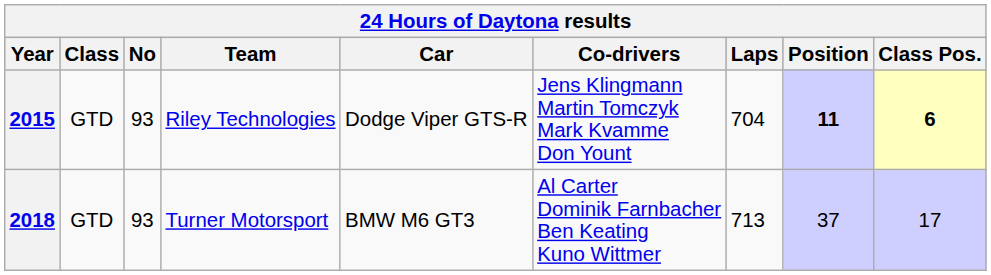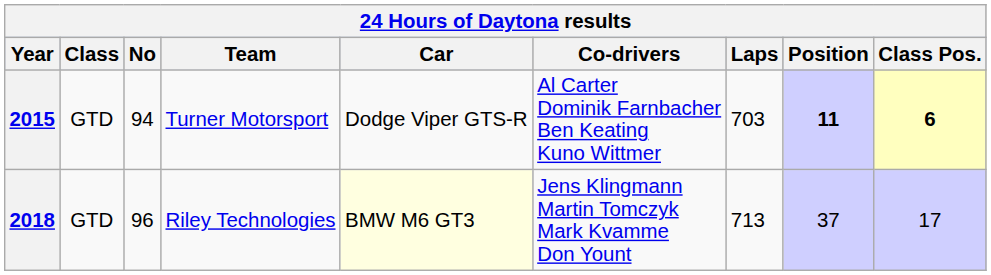(142, 120) 93 -> (142, 120) 94
(251, 120) Riley Technologies -> (247, 120) Turner Motorsport
(610, 120) Jens Klingmann Martin Tomczyk Mark Kvamme Don Yount -> (629, 120) Al Carter Dominik Farnbacher Ben Keating Kuno Wittmer
(748, 120) 704 -> (748, 120) 703
(142, 220) 93 -> (142, 220) 96
(247, 220) Turner Motorsport -> (251, 220) Riley Technologies
(410, 220) no background -> (410, 220) lightyellow background
(629, 220) Al Carter Dominik Farnbacher Ben Keating Kuno Wittmer -> (610, 220) Jens Klingmann Martin Tomczyk Mark Kvamme Don Yount
